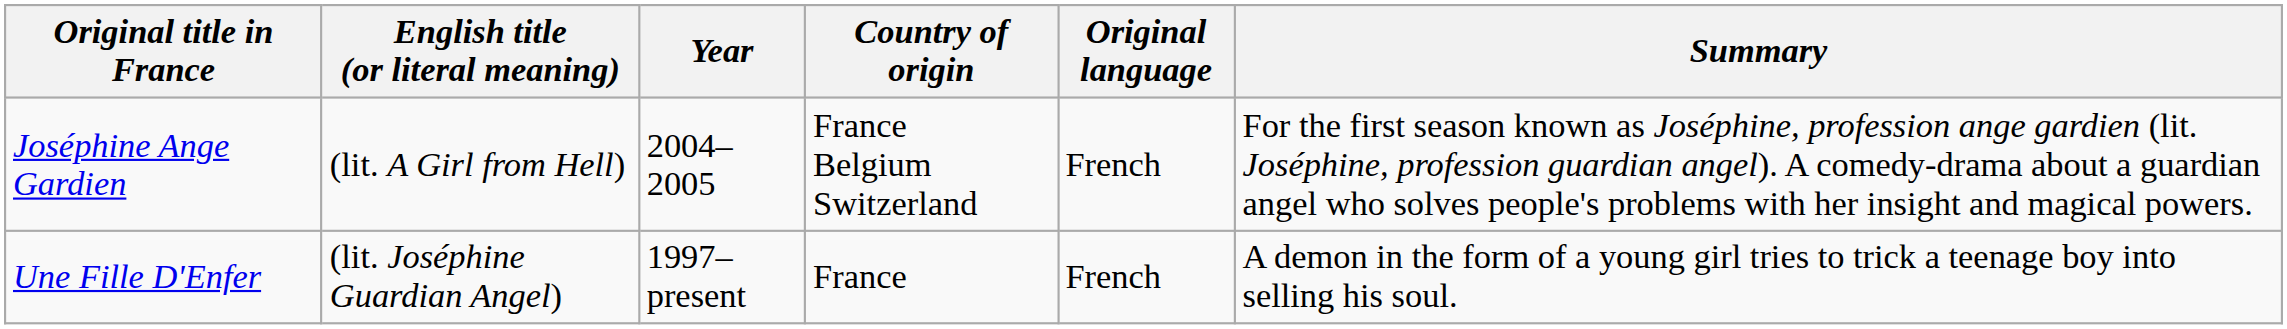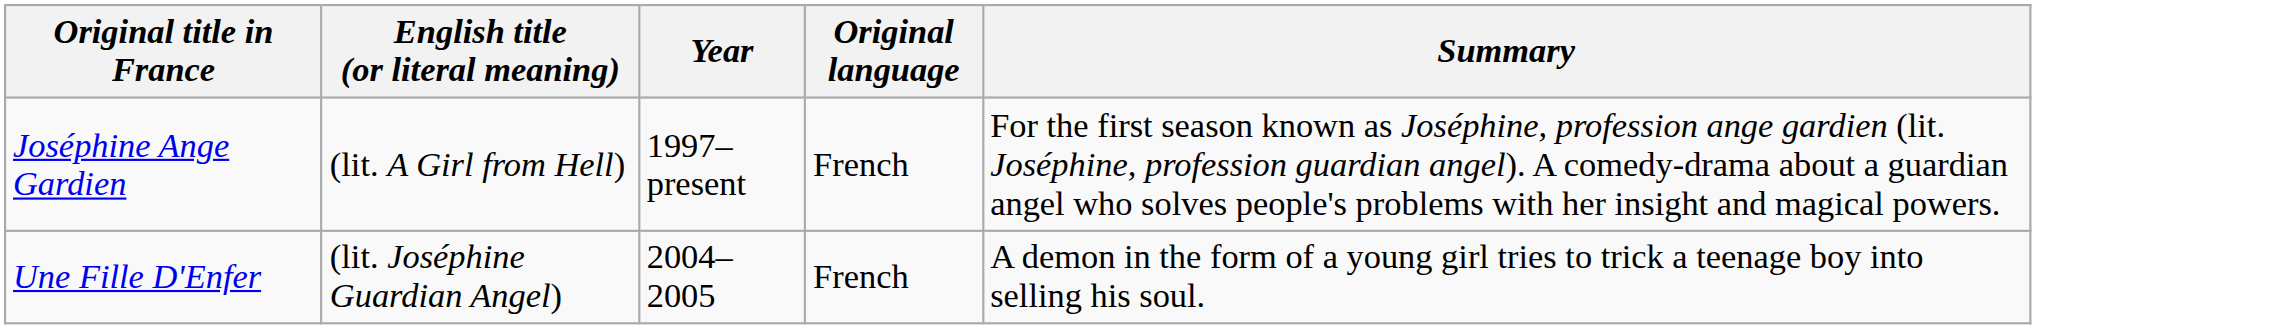- column: (931, 51)
(690, 163) 2004–2005 -> (696, 163) 1997–present
(696, 276) 1997–present -> (690, 276) 2004–2005
